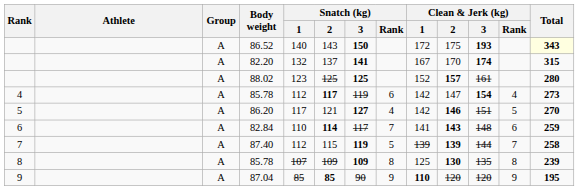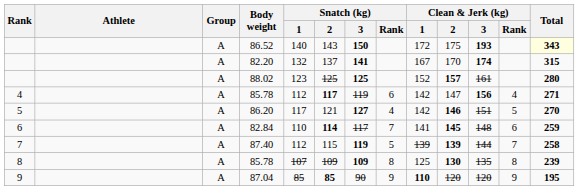(484, 95) 154 -> (484, 95) 156
(552, 95) 273 -> (552, 95) 271
(453, 128) 143 -> (453, 128) 145
